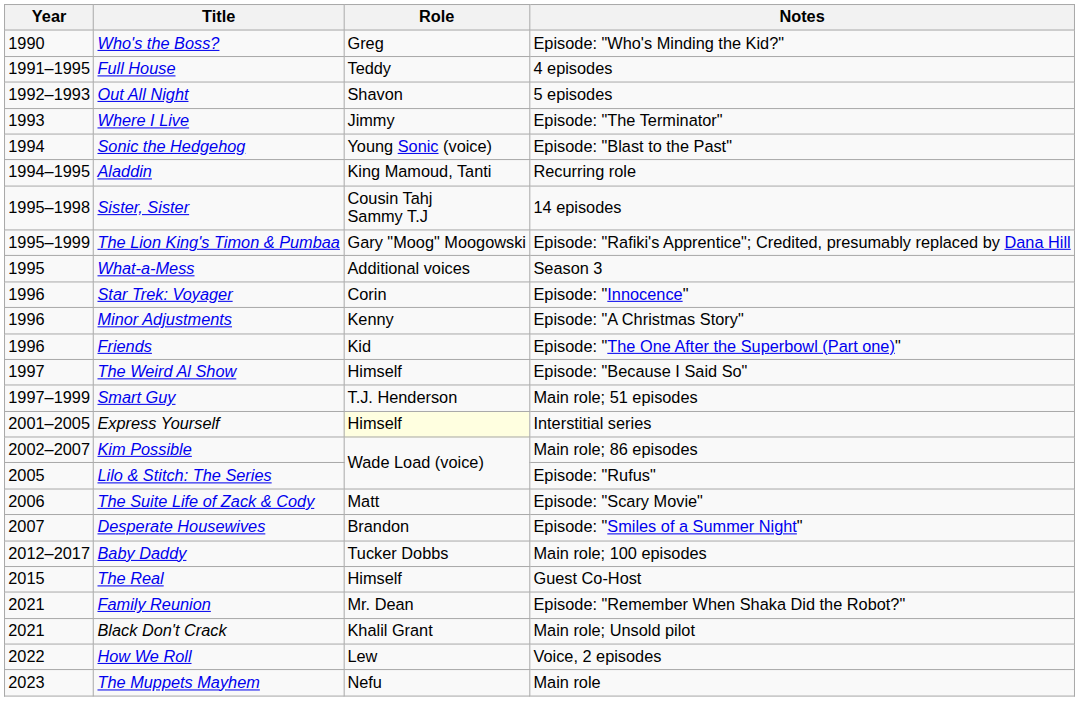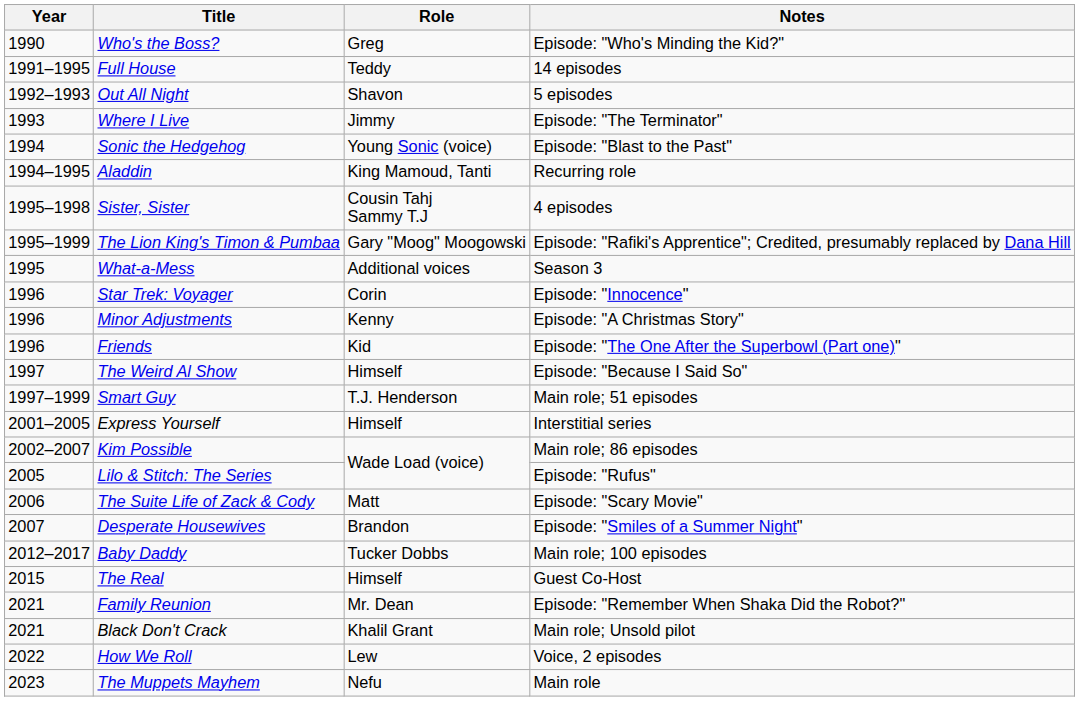(573, 69) 4 episodes -> (577, 69) 14 episodes
(577, 207) 14 episodes -> (573, 207) 4 episodes
(375, 424) lightyellow background -> (375, 424) no background
